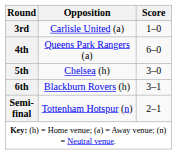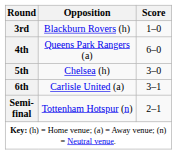(87, 29) Carlisle United (a) -> (87, 29) Blackburn Rovers (h)
(87, 87) Blackburn Rovers (h) -> (87, 87) Carlisle United (a)
